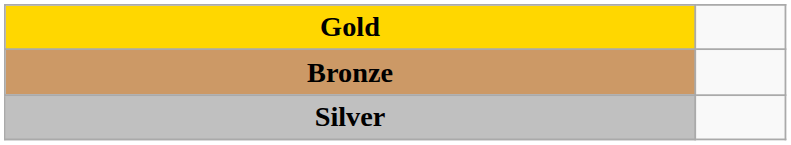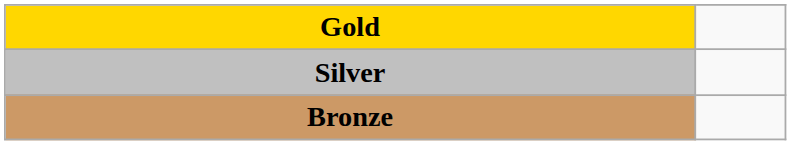rows swapped: (350, 116) <-> (350, 71)
